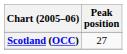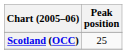(102, 40) 27 -> (102, 40) 25
